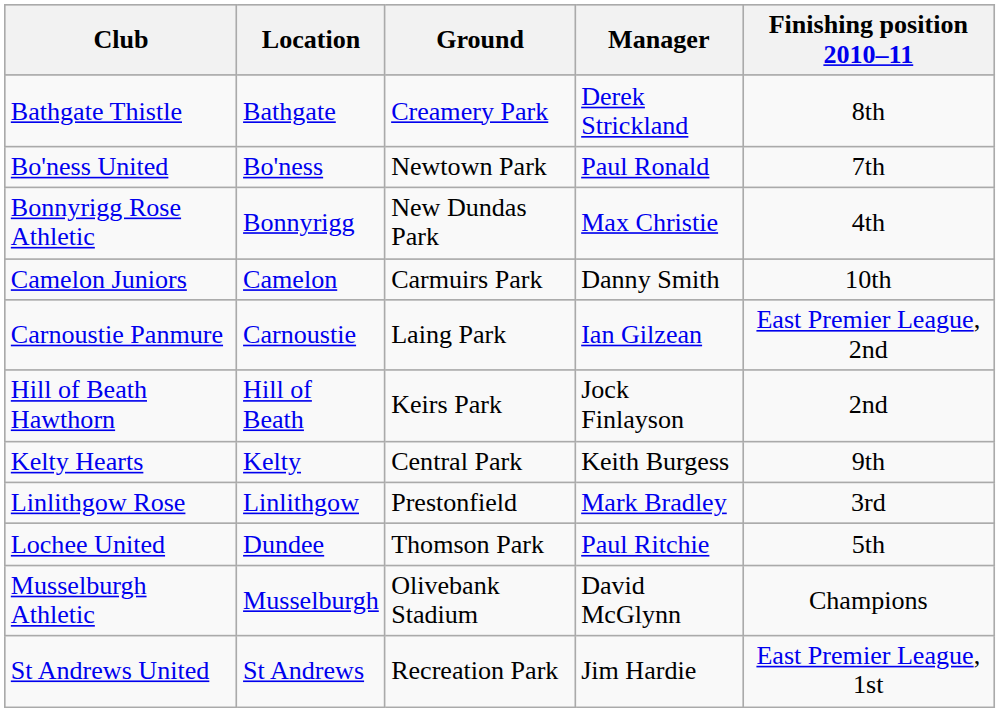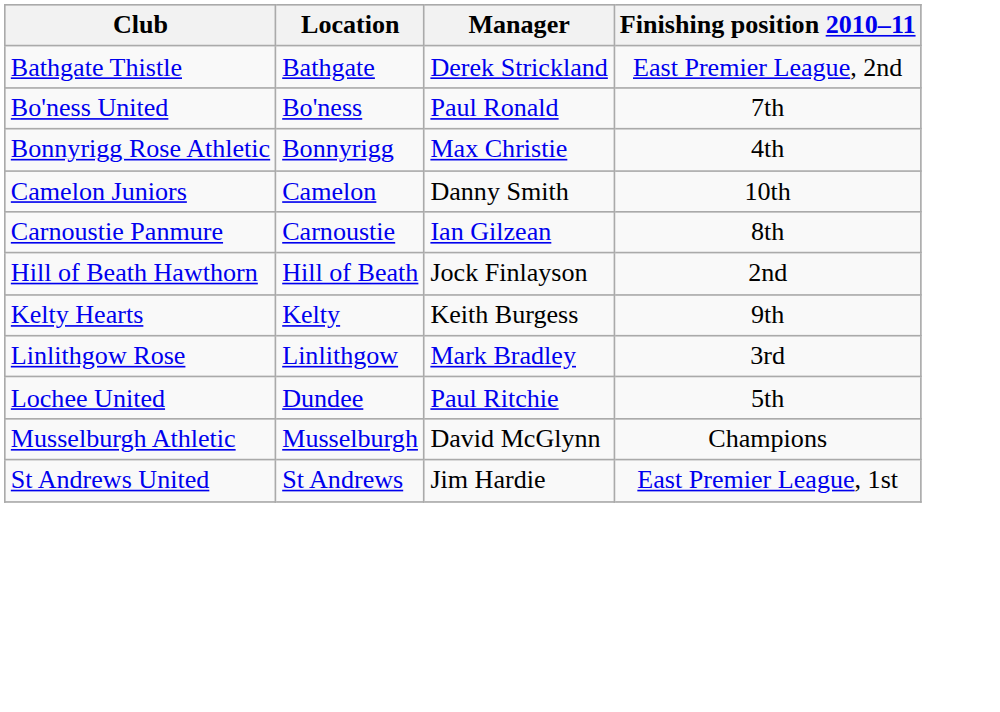- column: (480, 39)
(868, 110) 8th -> (768, 66) East Premier League, 2nd
(868, 334) East Premier League, 2nd -> (768, 231) 8th
